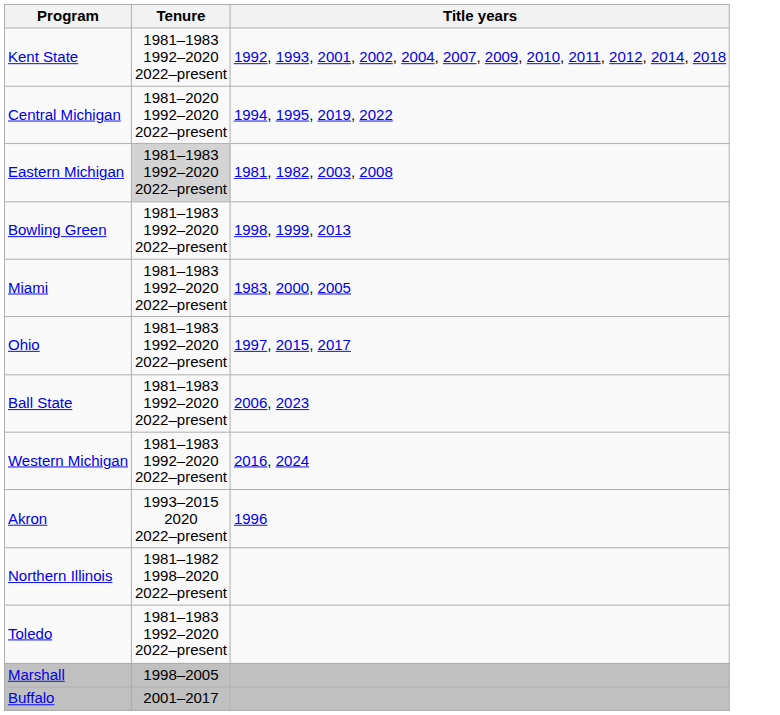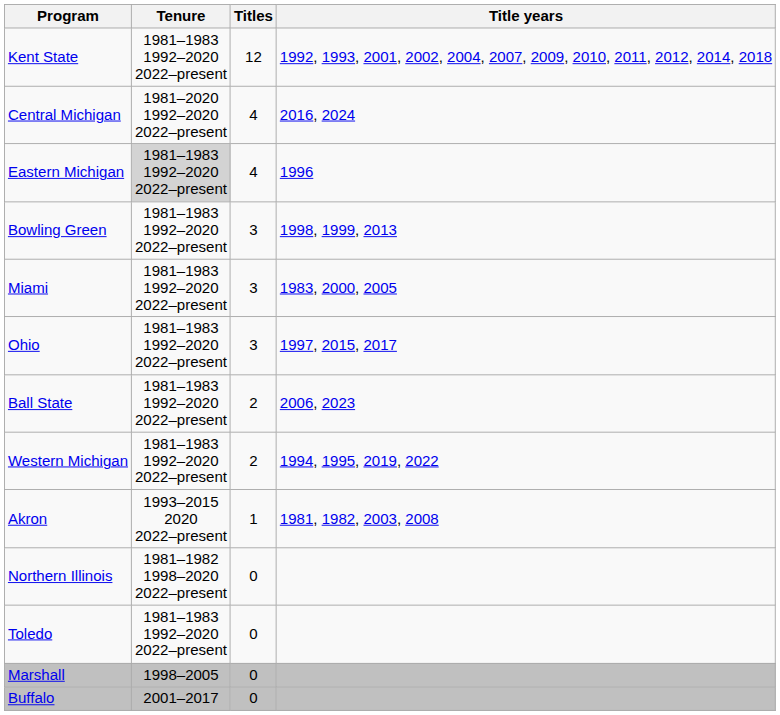+ column: (253, 16)
(313, 114) 1994, 1995, 2019, 2022 -> (317, 114) 2016, 2024
(313, 172) 1981, 1982, 2003, 2008 -> (297, 172) 1996
(272, 461) 2016, 2024 -> (359, 461) 1994, 1995, 2019, 2022
(251, 518) 1996 -> (359, 518) 1981, 1982, 2003, 2008
